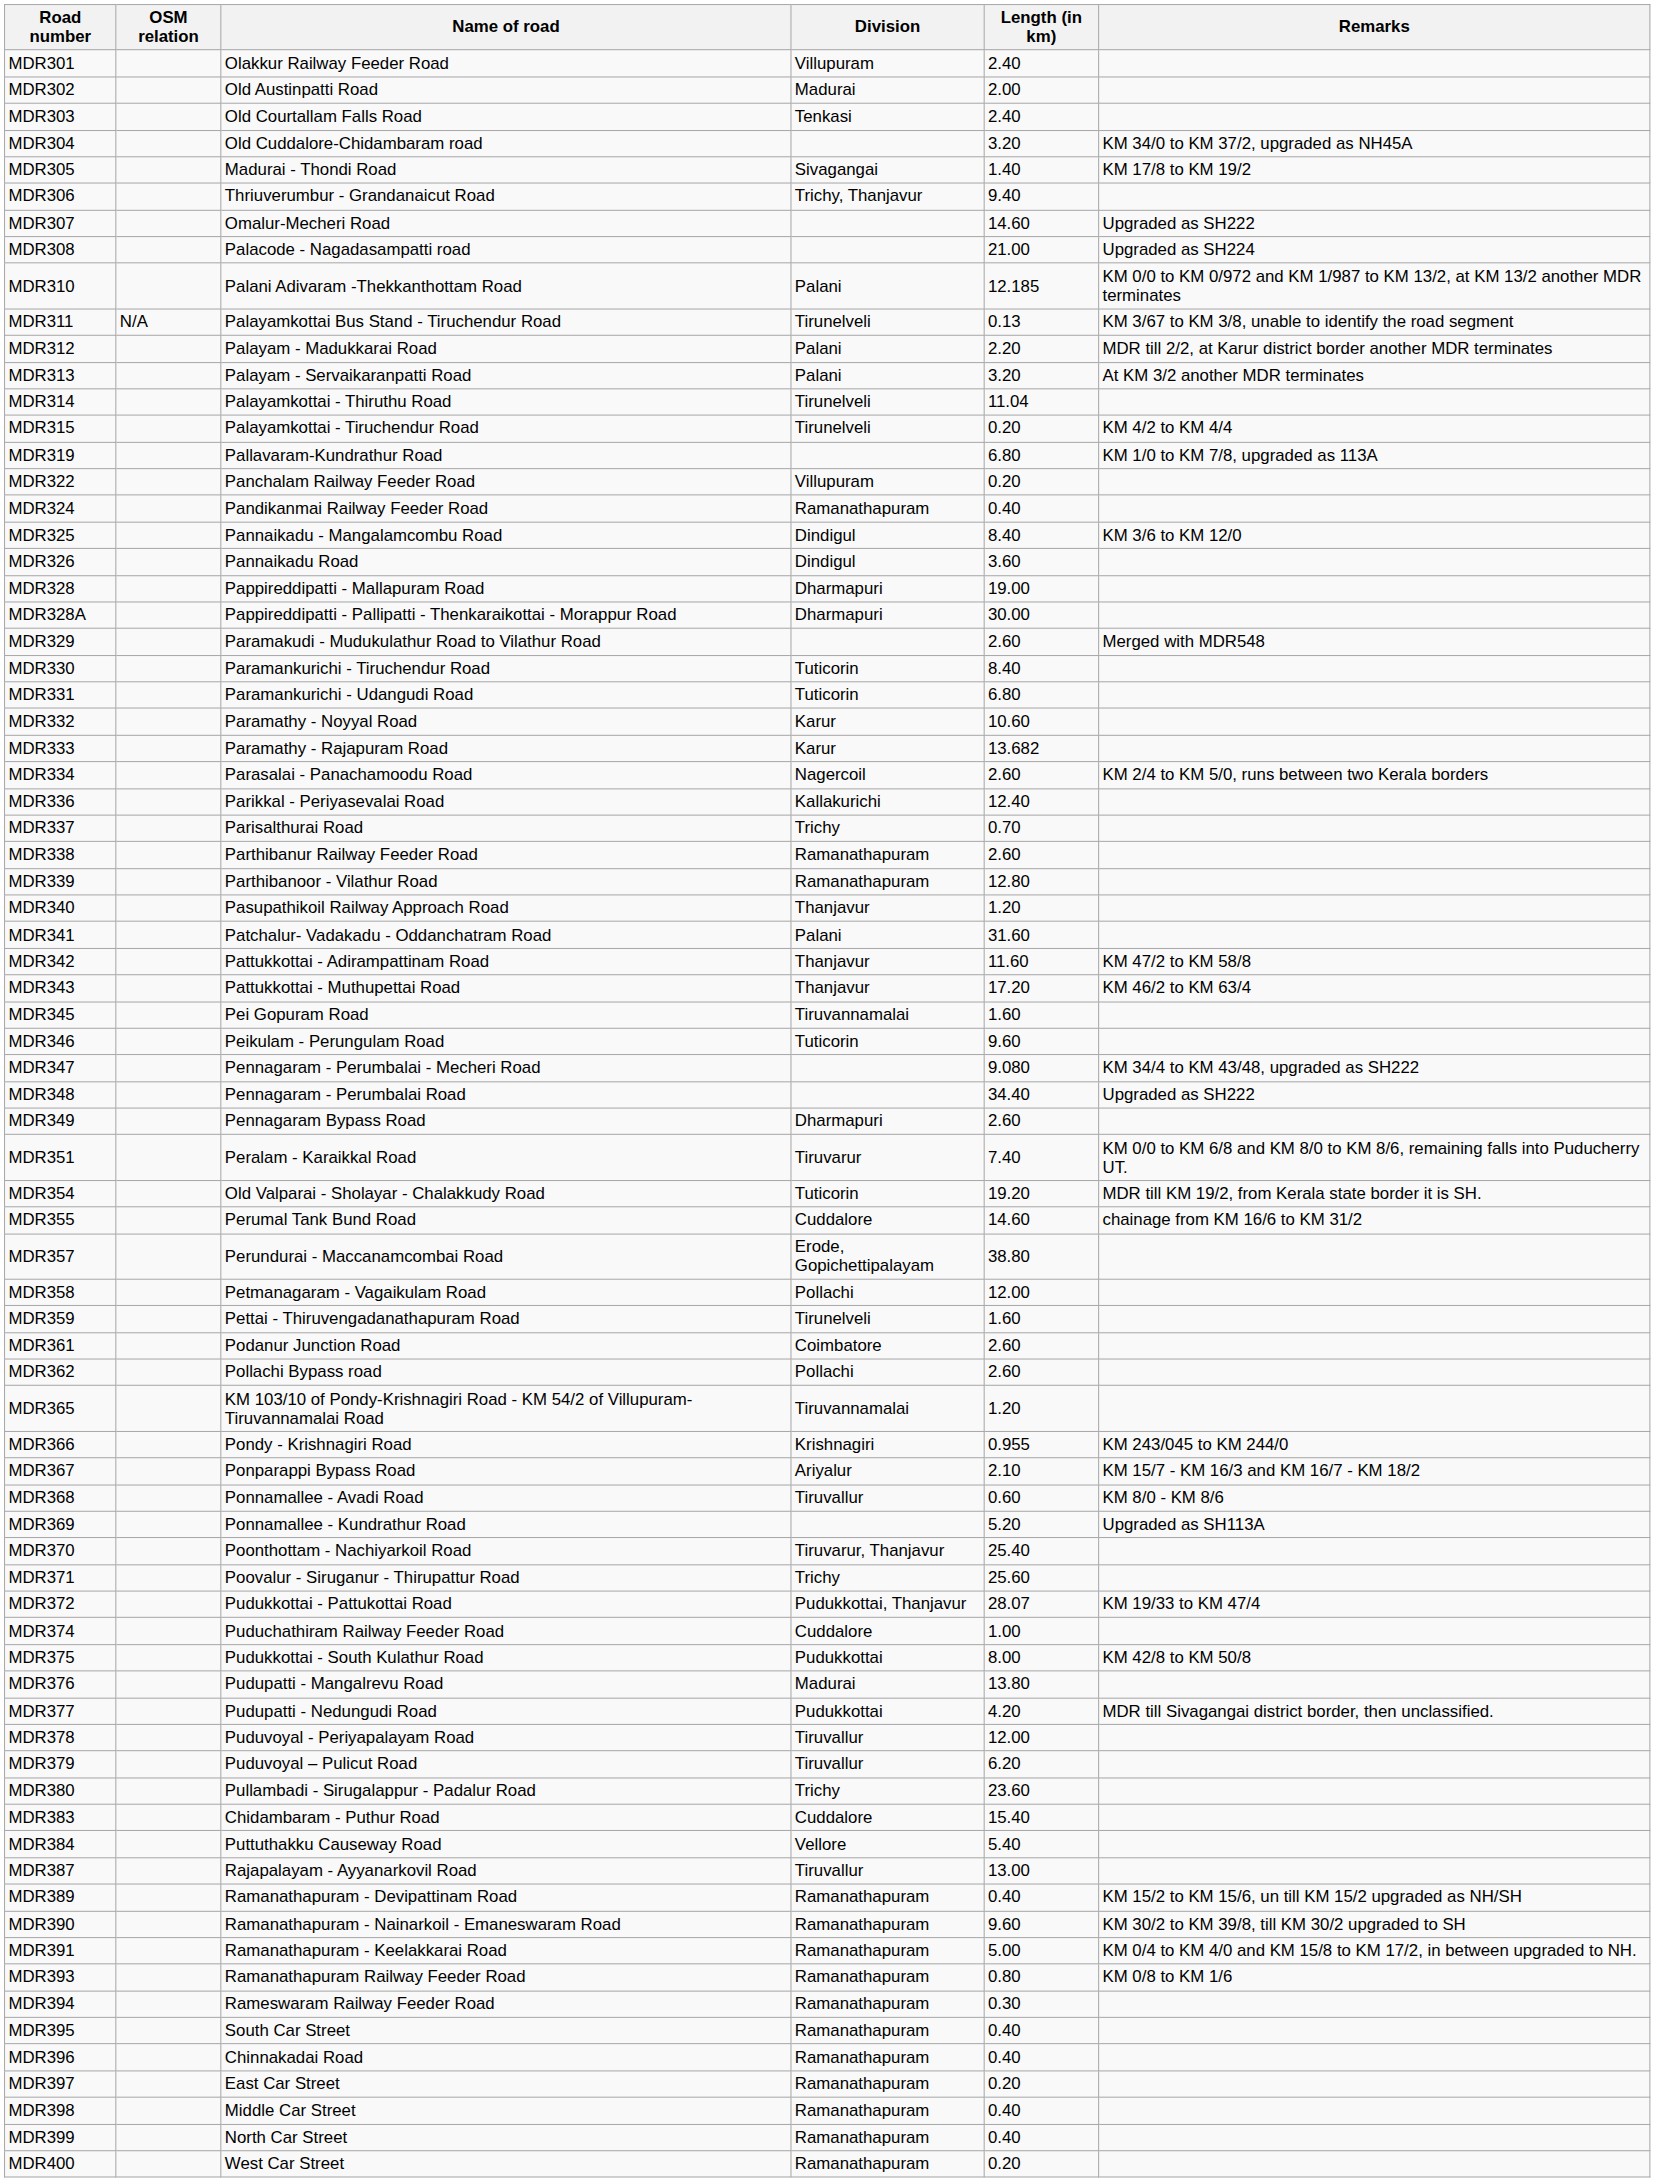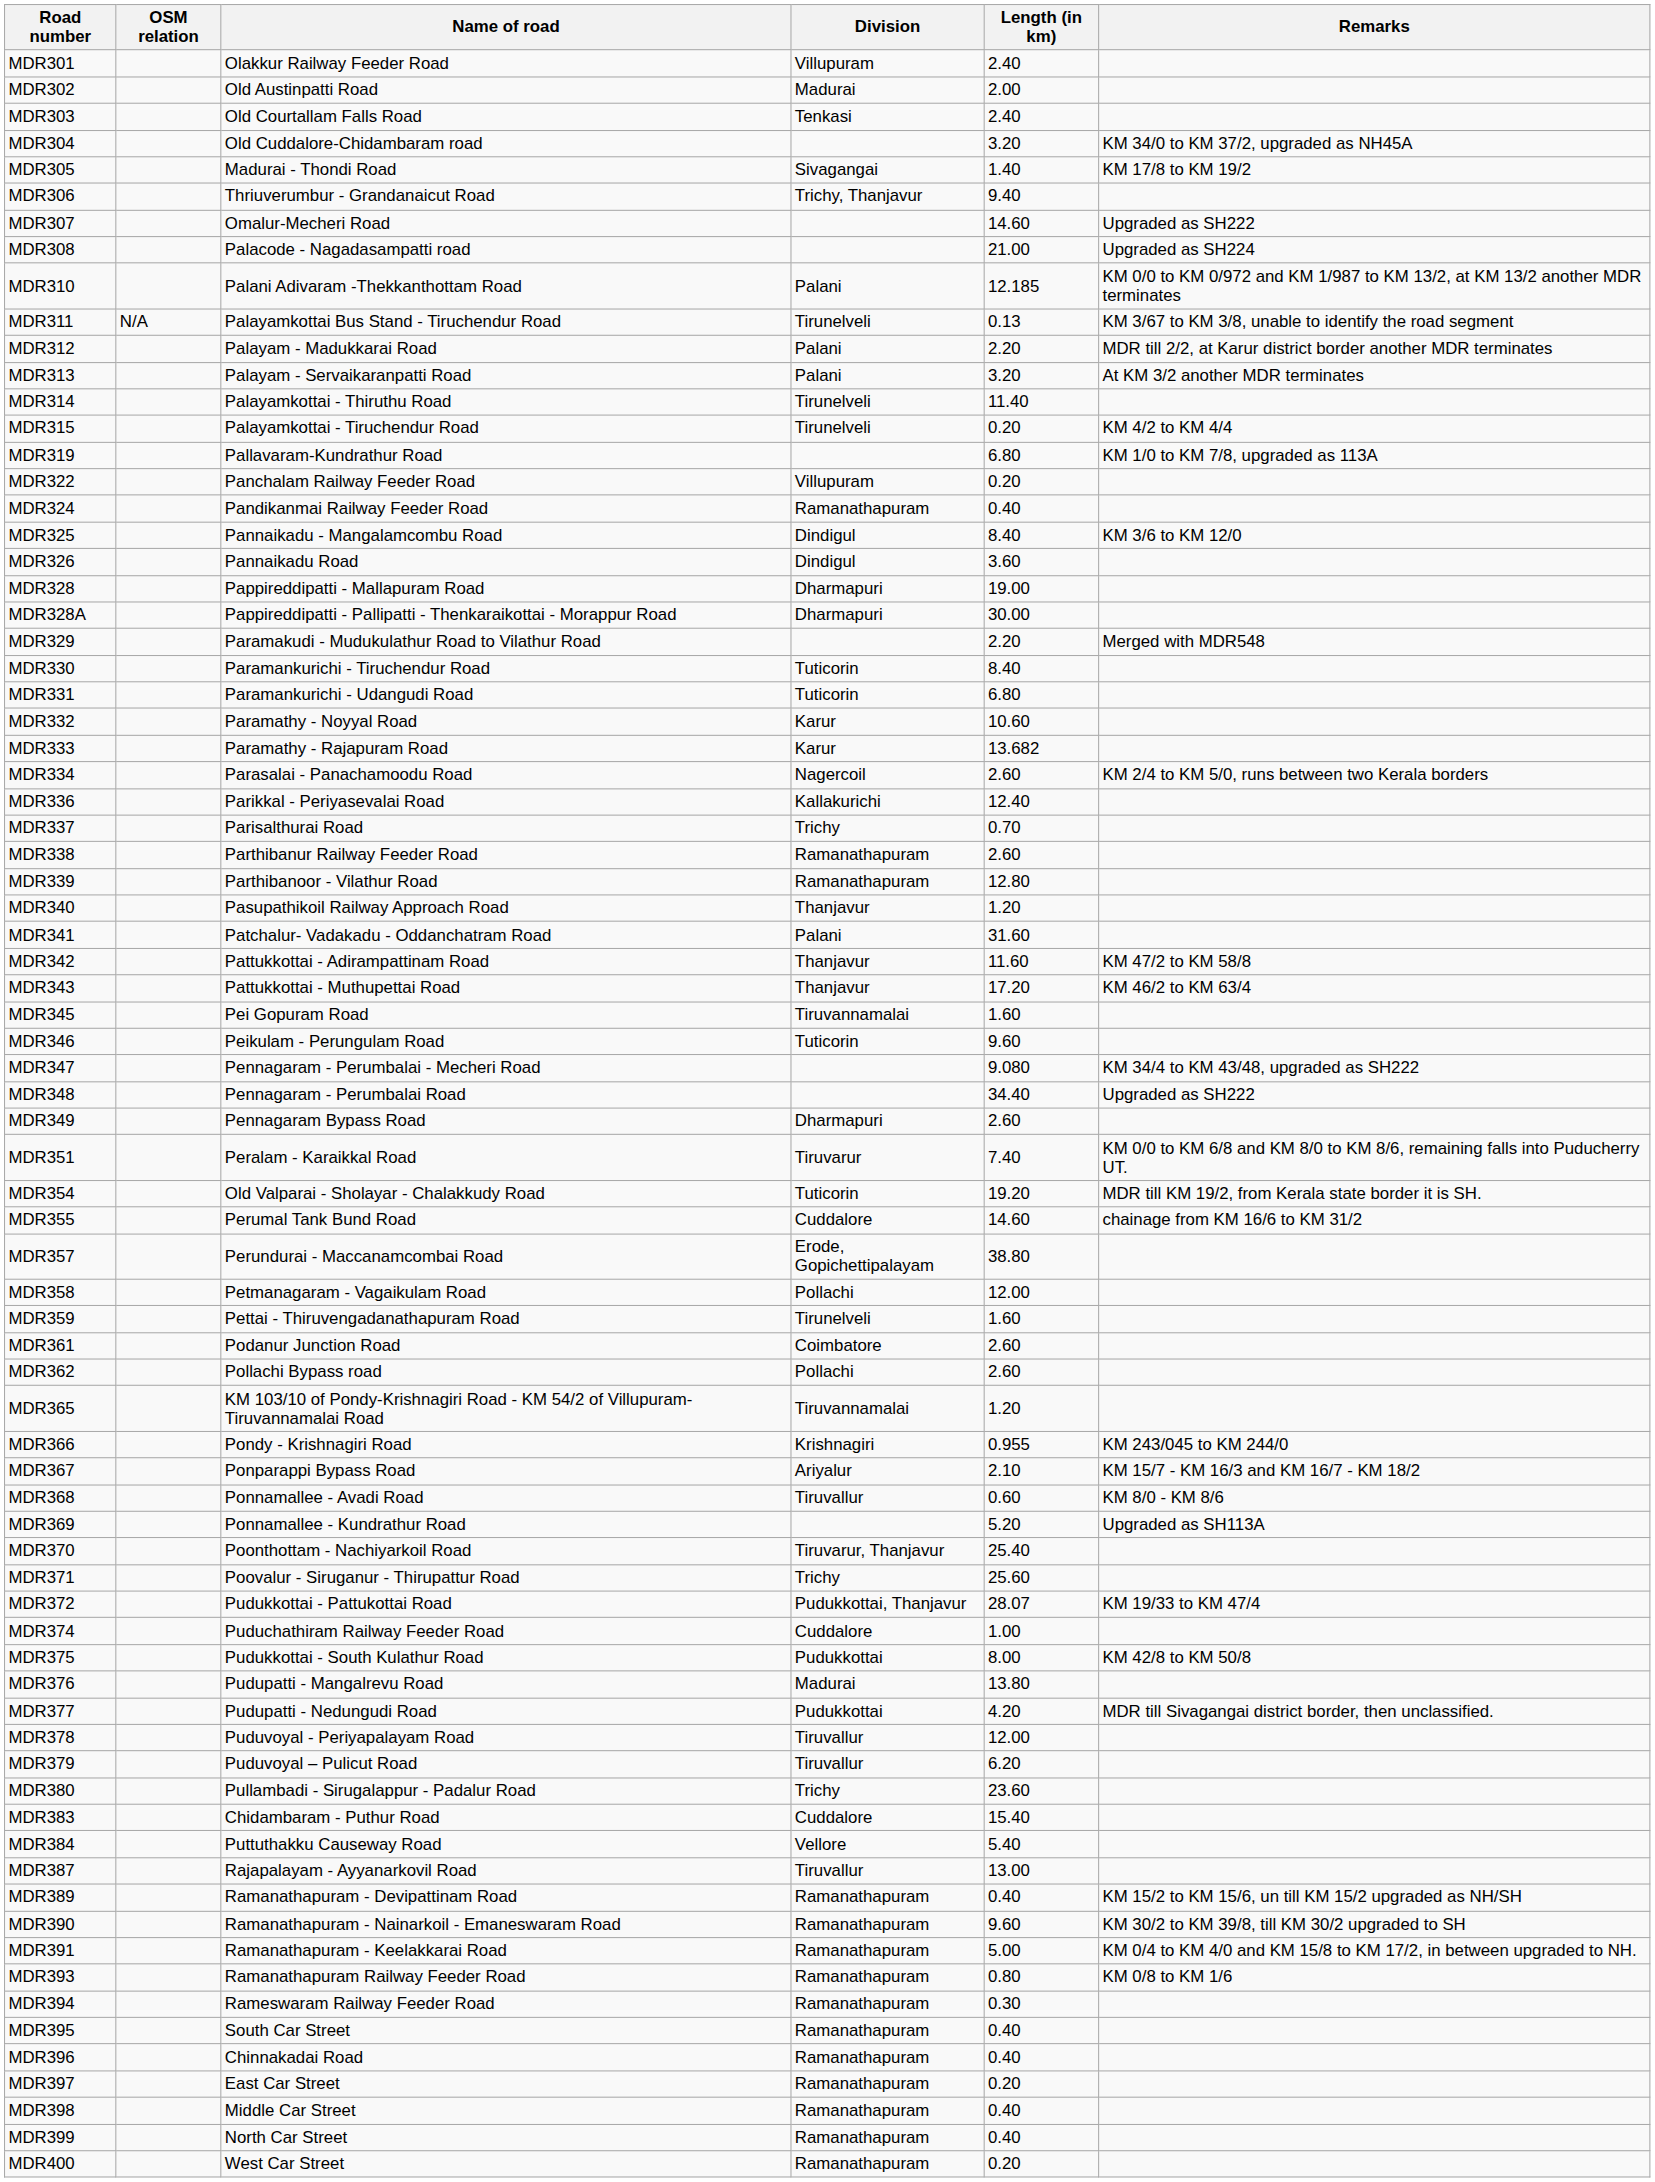(1008, 401) 11.04 -> (1008, 401) 11.40
(1004, 641) 2.60 -> (1004, 641) 2.20
